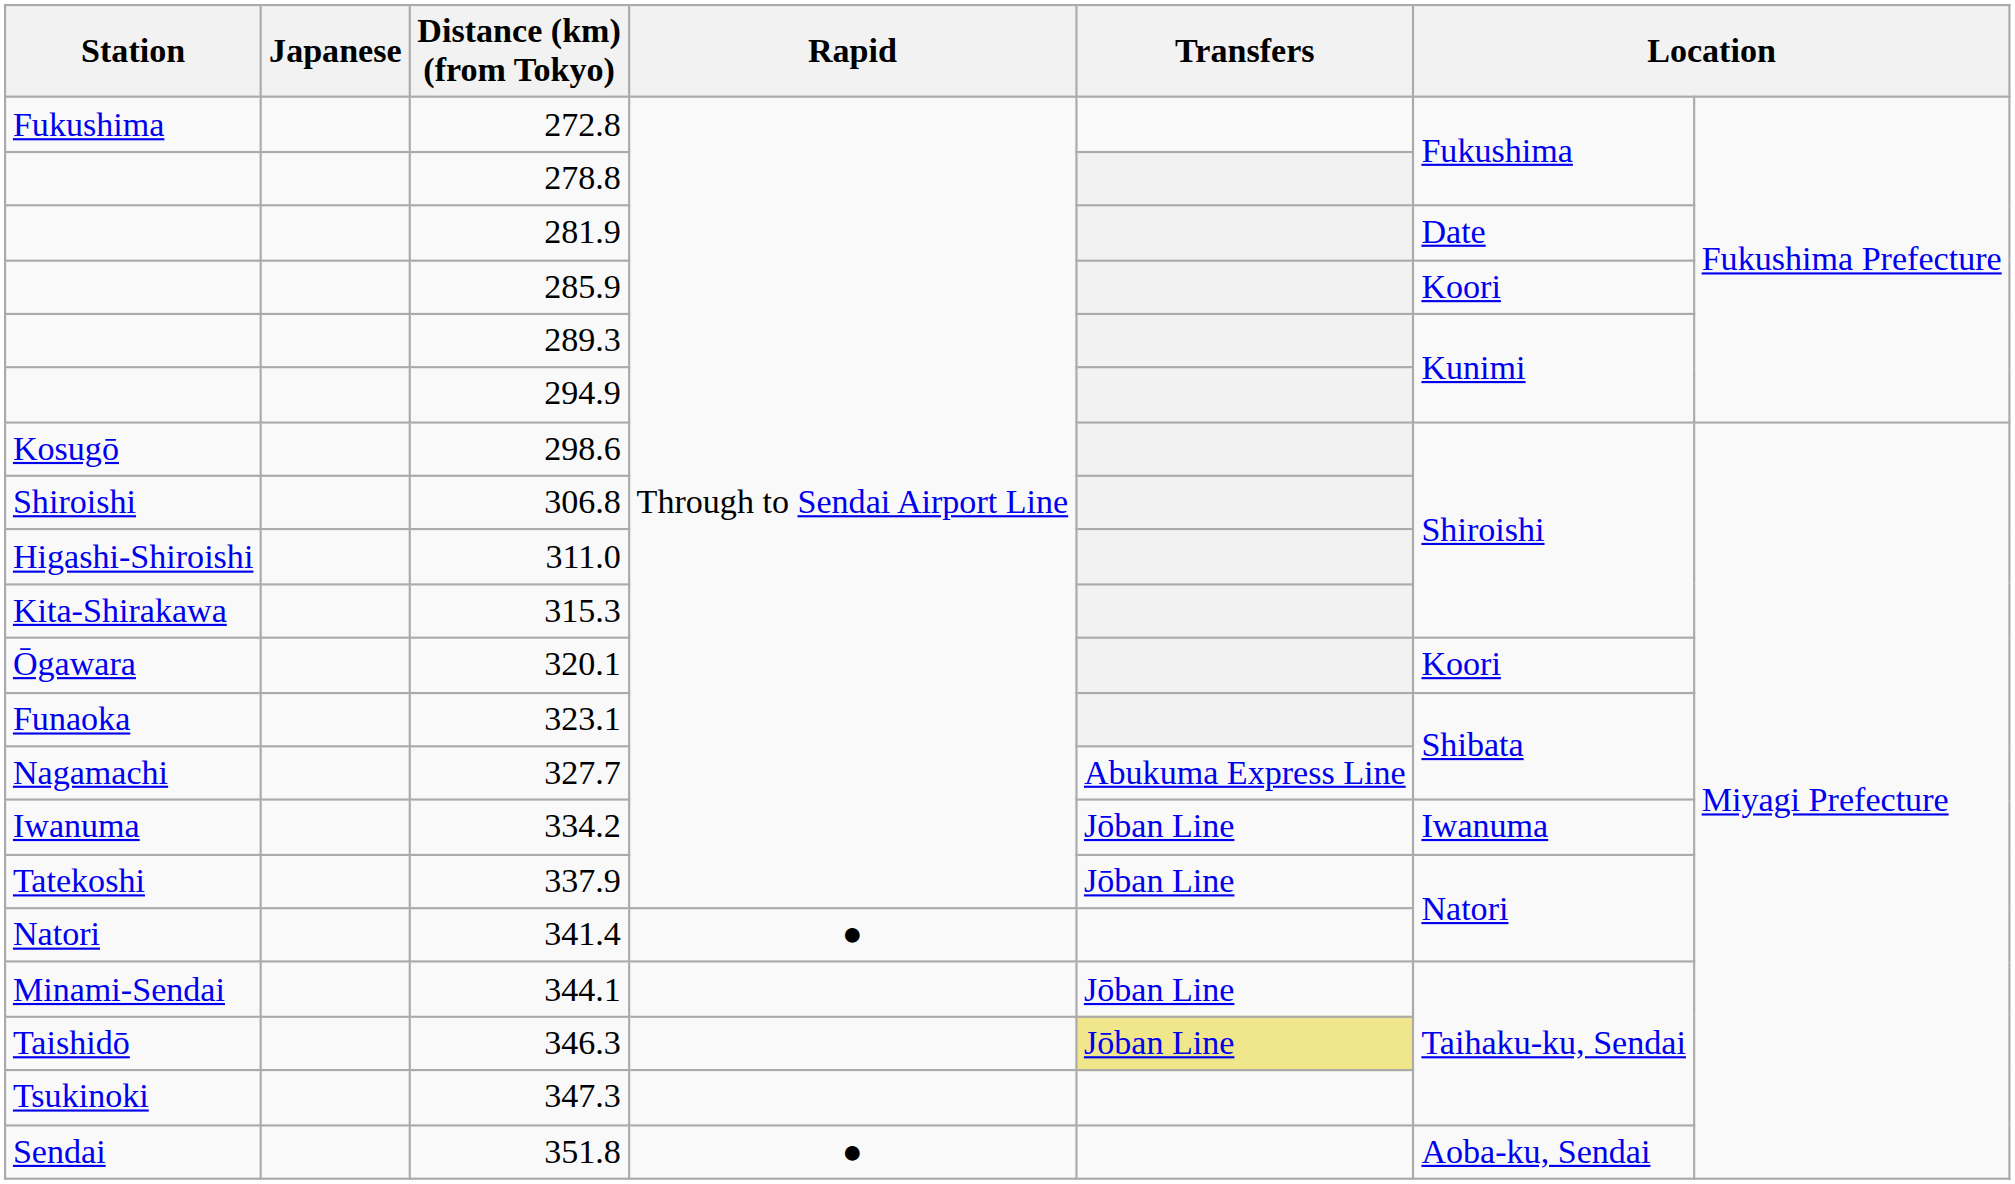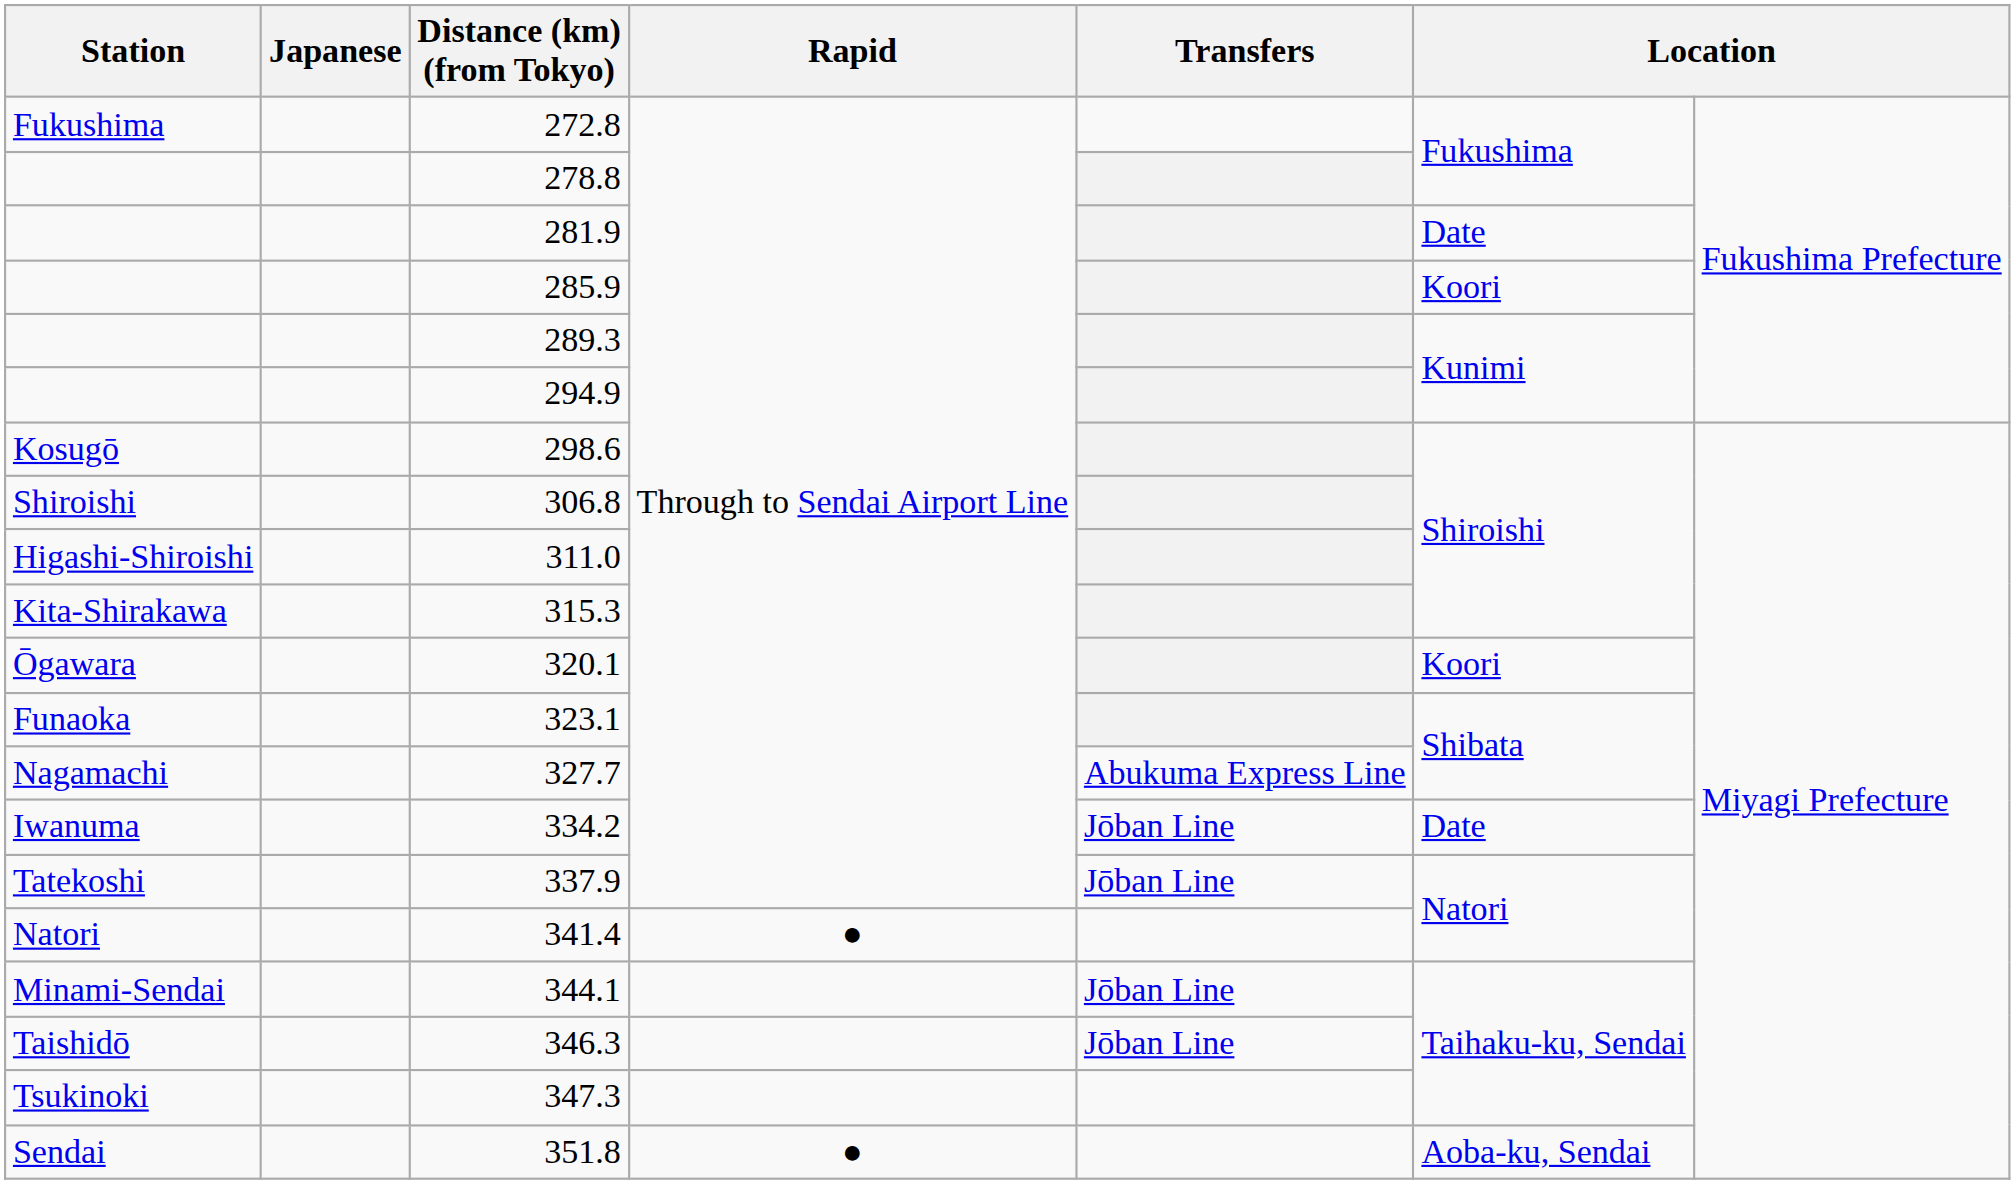(1485, 826) Iwanuma -> (1454, 826) Date
(1159, 1042) khaki background -> (1159, 1042) no background
